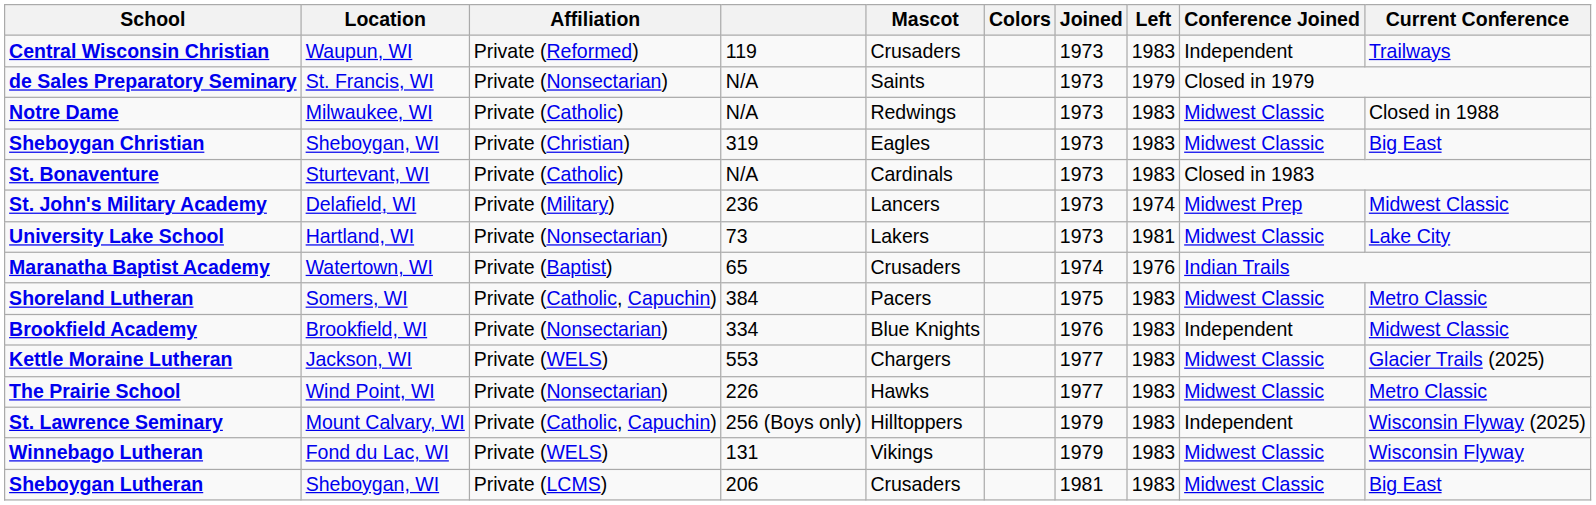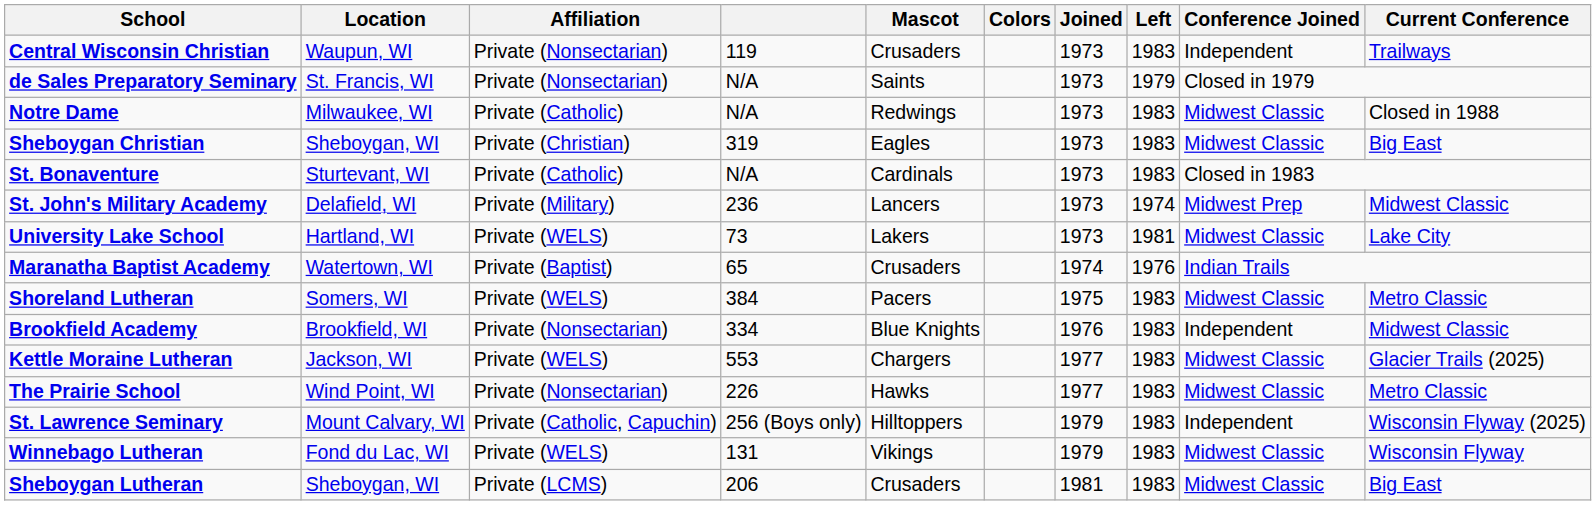(556, 50) Private (Reformed) -> (571, 50) Private (Nonsectarian)
(571, 236) Private (Nonsectarian) -> (541, 236) Private (WELS)
(595, 298) Private (Catholic, Capuchin) -> (541, 298) Private (WELS)
